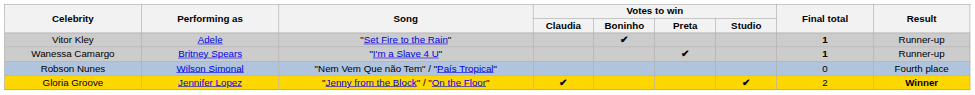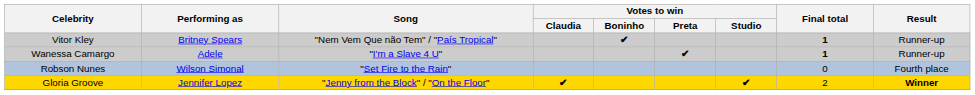(210, 40) Adele -> (210, 40) Britney Spears
(406, 40) "Set Fire to the Rain" -> (406, 40) "Nem Vem Que não Tem" / "País Tropical"
(210, 54) Britney Spears -> (210, 54) Adele
(406, 68) "Nem Vem Que não Tem" / "País Tropical" -> (406, 68) "Set Fire to the Rain"
